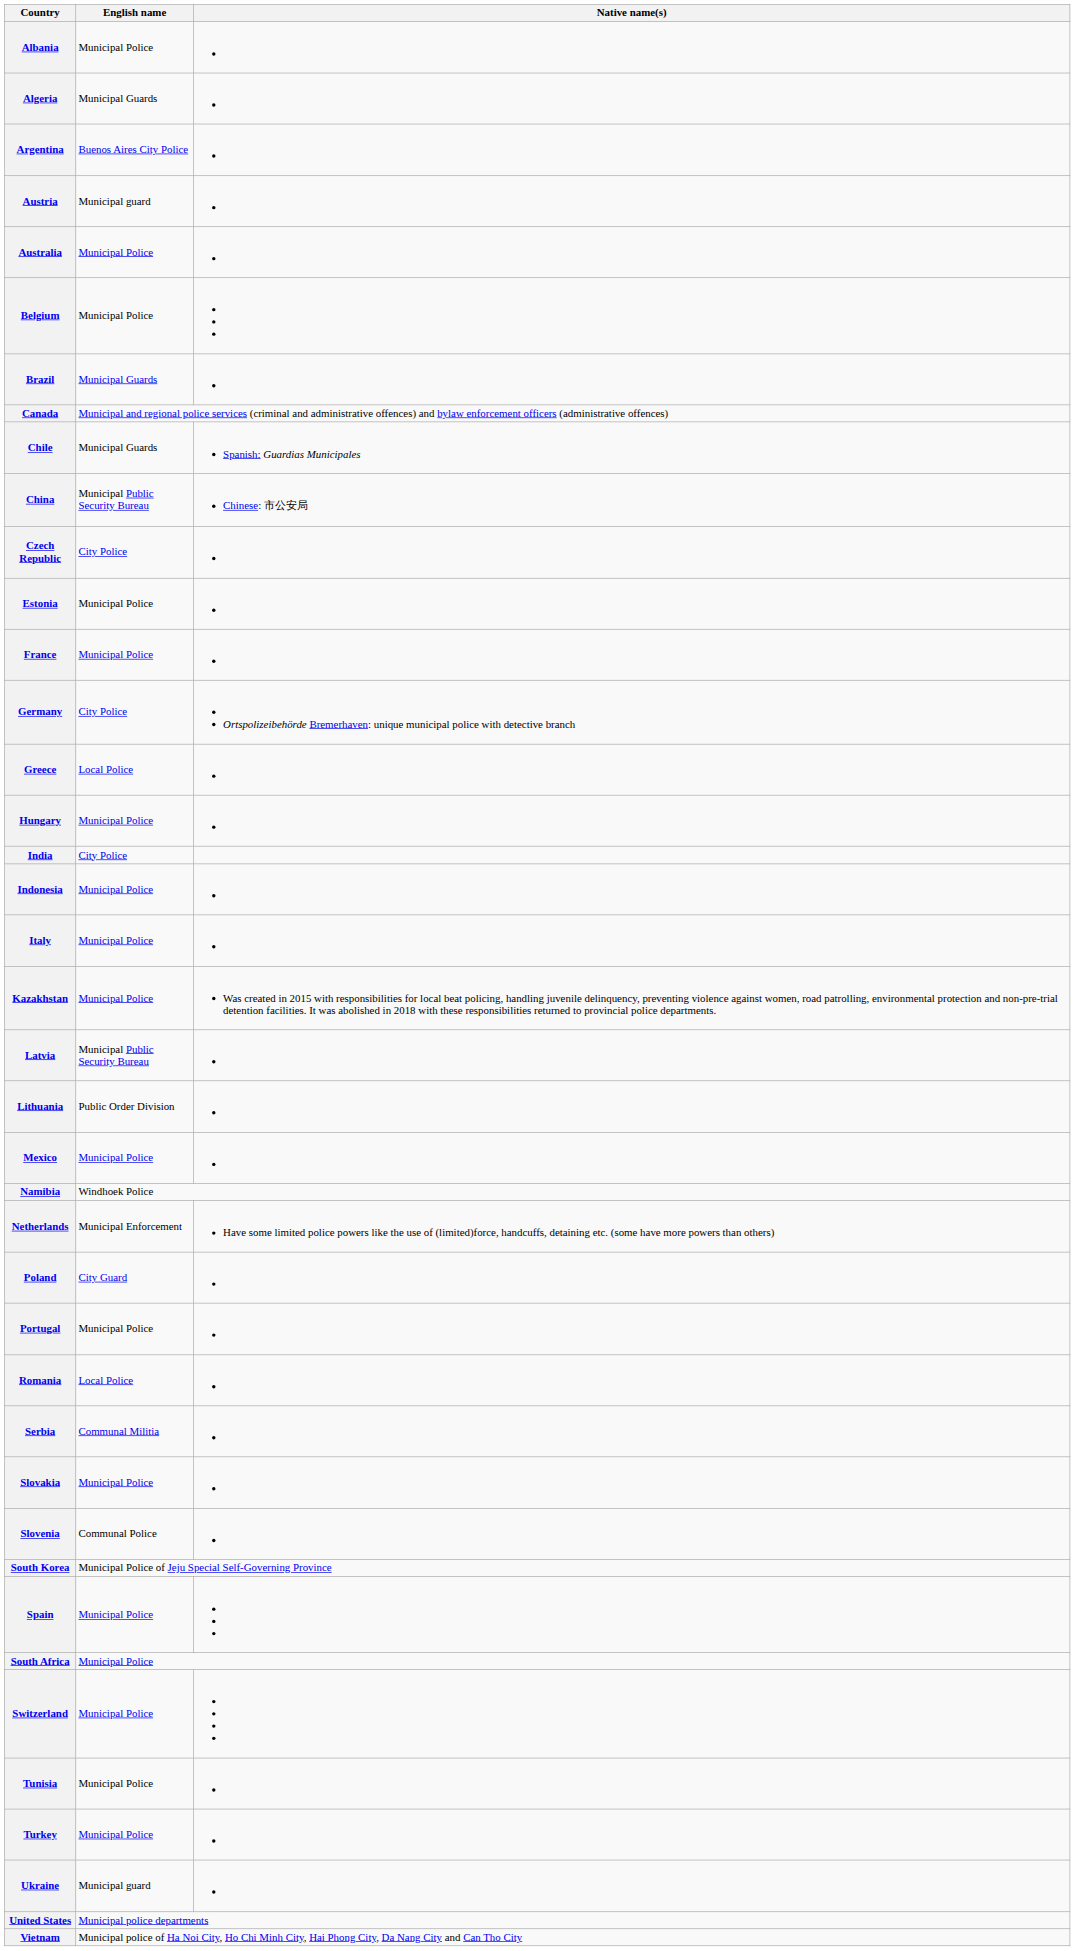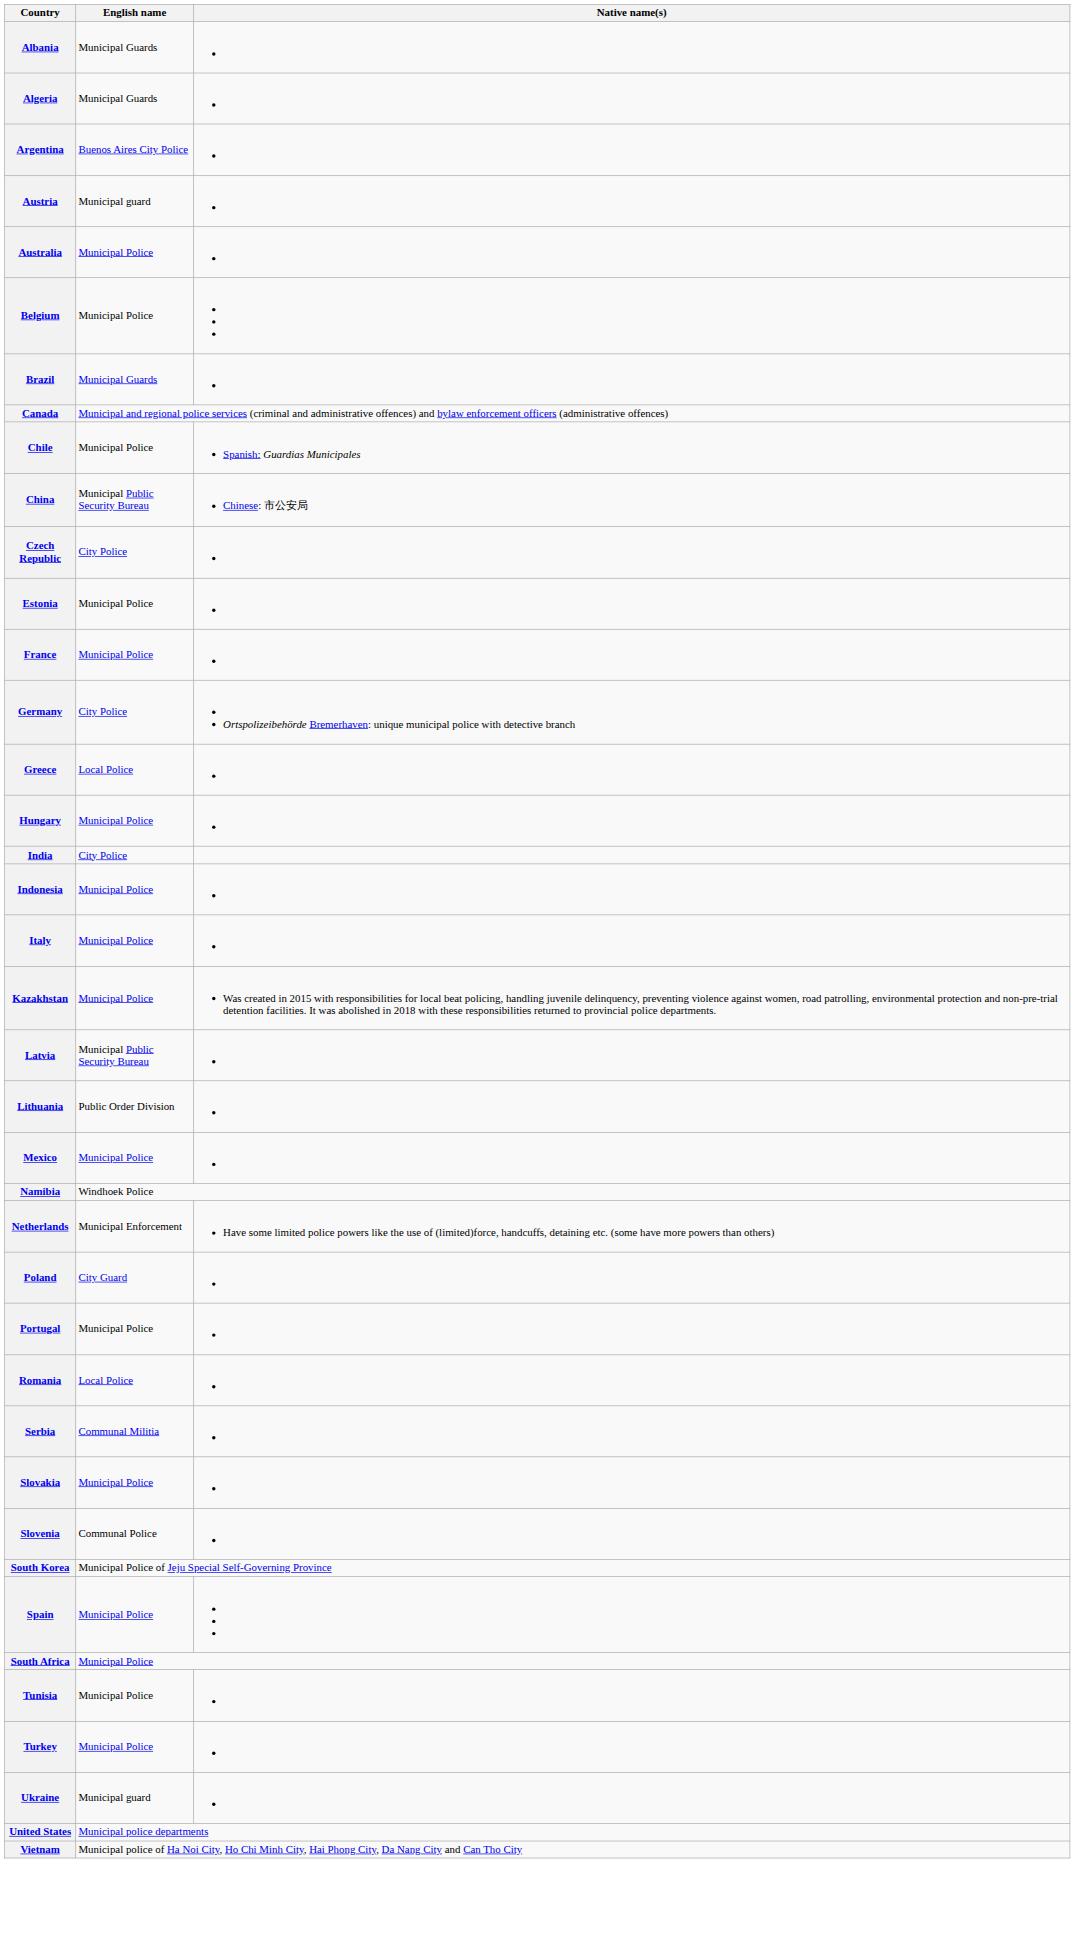(116, 47) Municipal Police -> (118, 47) Municipal Guards
(118, 447) Municipal Guards -> (116, 447) Municipal Police
- row: (40, 1713)
